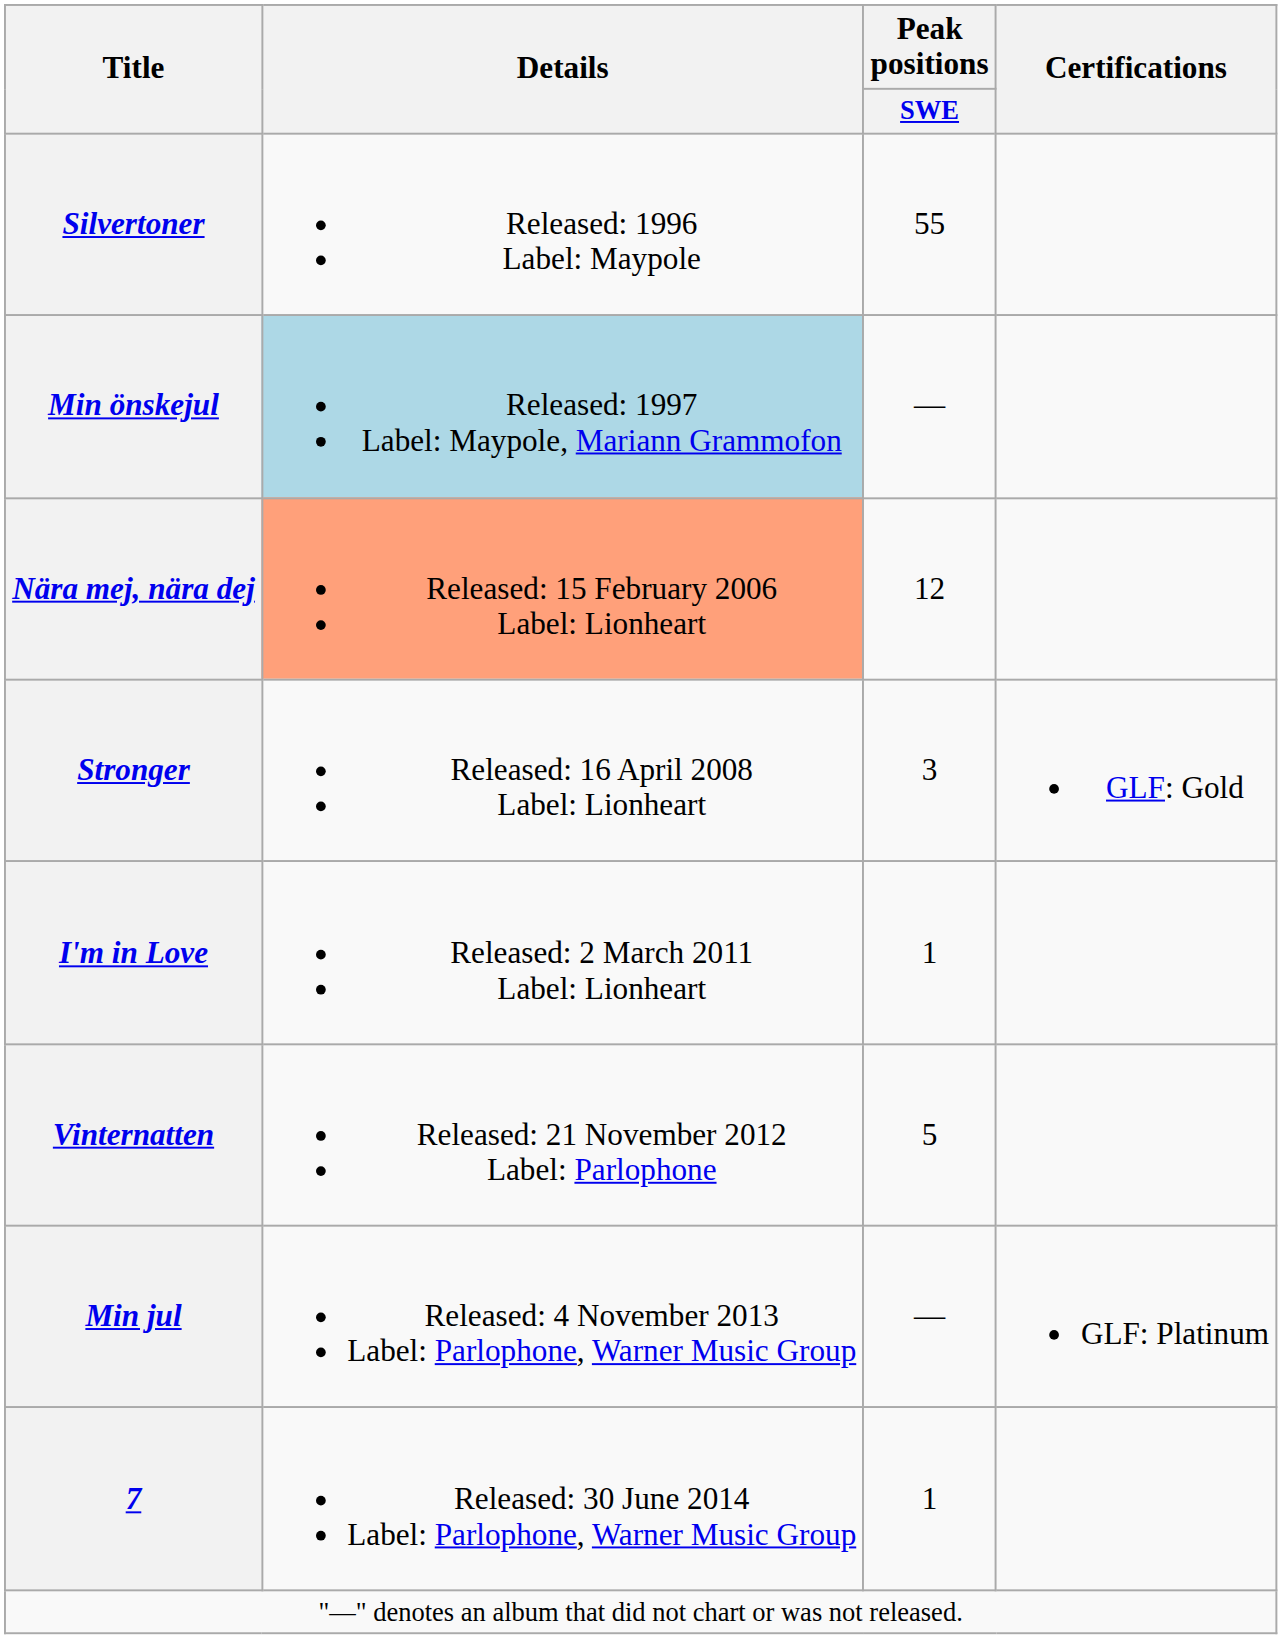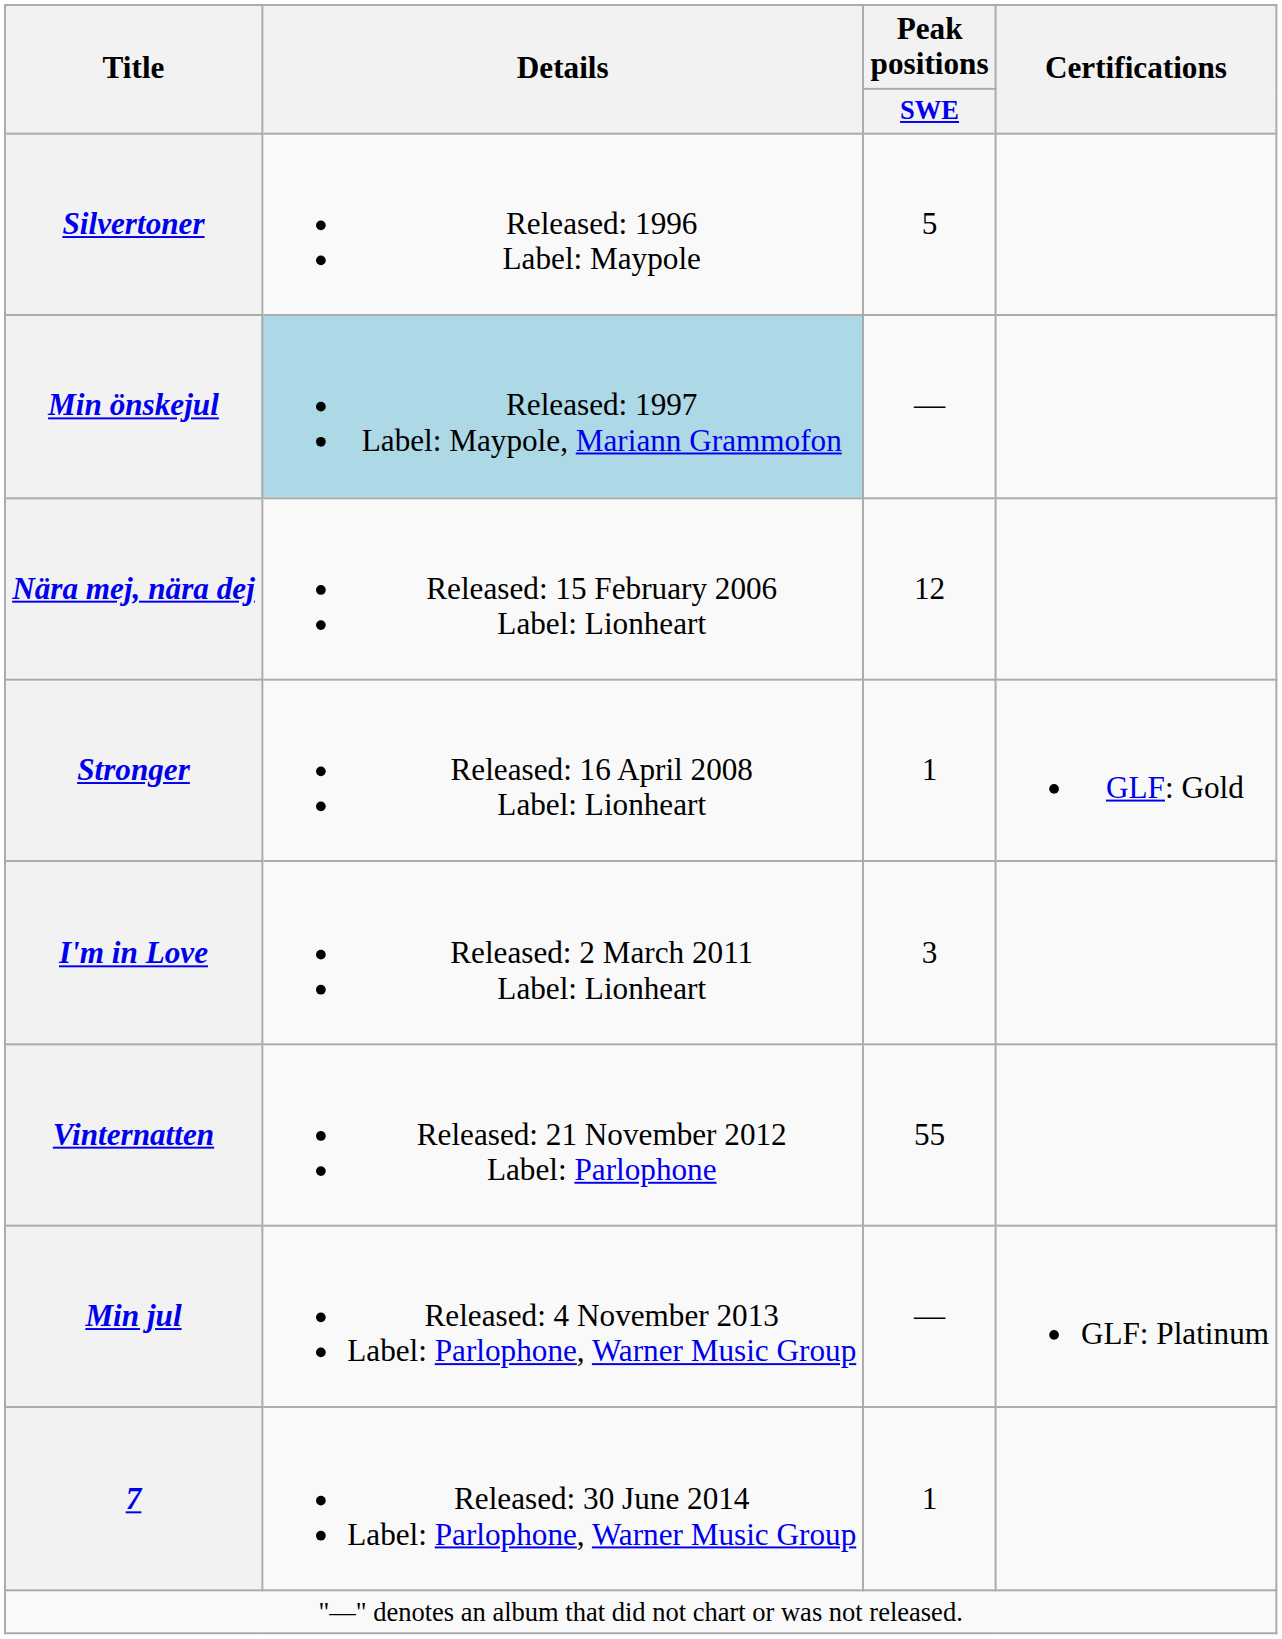(930, 223) 55 -> (930, 223) 5
(563, 606) lightsalmon background -> (563, 606) no background
(930, 770) 3 -> (930, 770) 1
(930, 952) 1 -> (930, 952) 3
(930, 1134) 5 -> (930, 1134) 55
